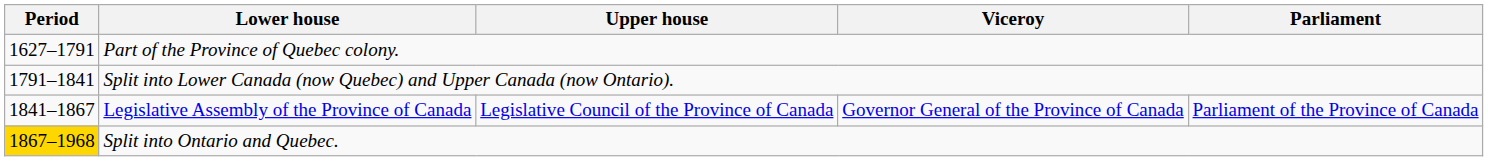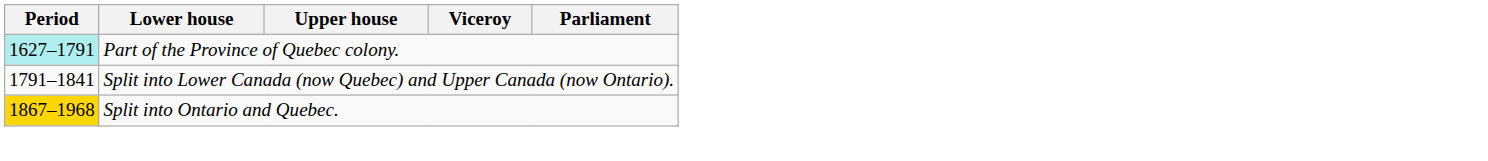(52, 49) no background -> (52, 49) paleturquoise background
- row: (287, 110)
